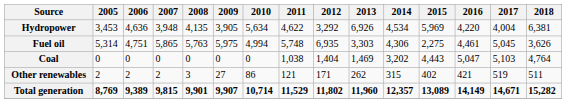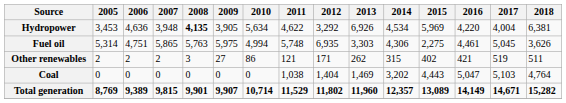(197, 28) normal -> (197, 28) bold
rows swapped: (49, 59) <-> (49, 75)
